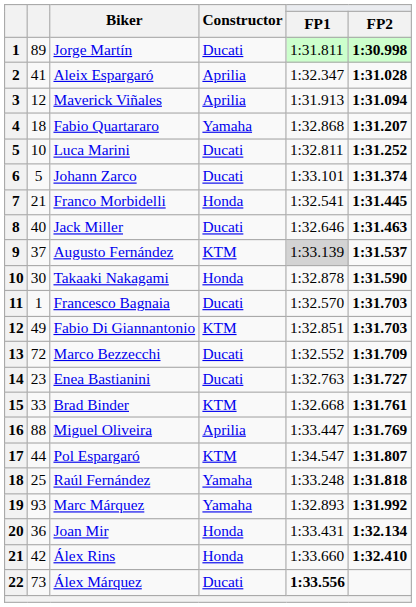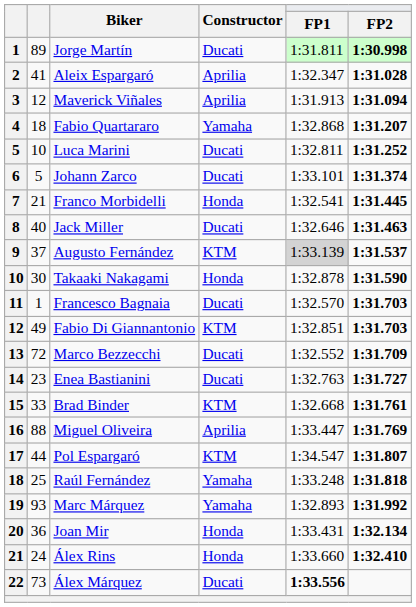(39, 556) 42 -> (39, 556) 24
